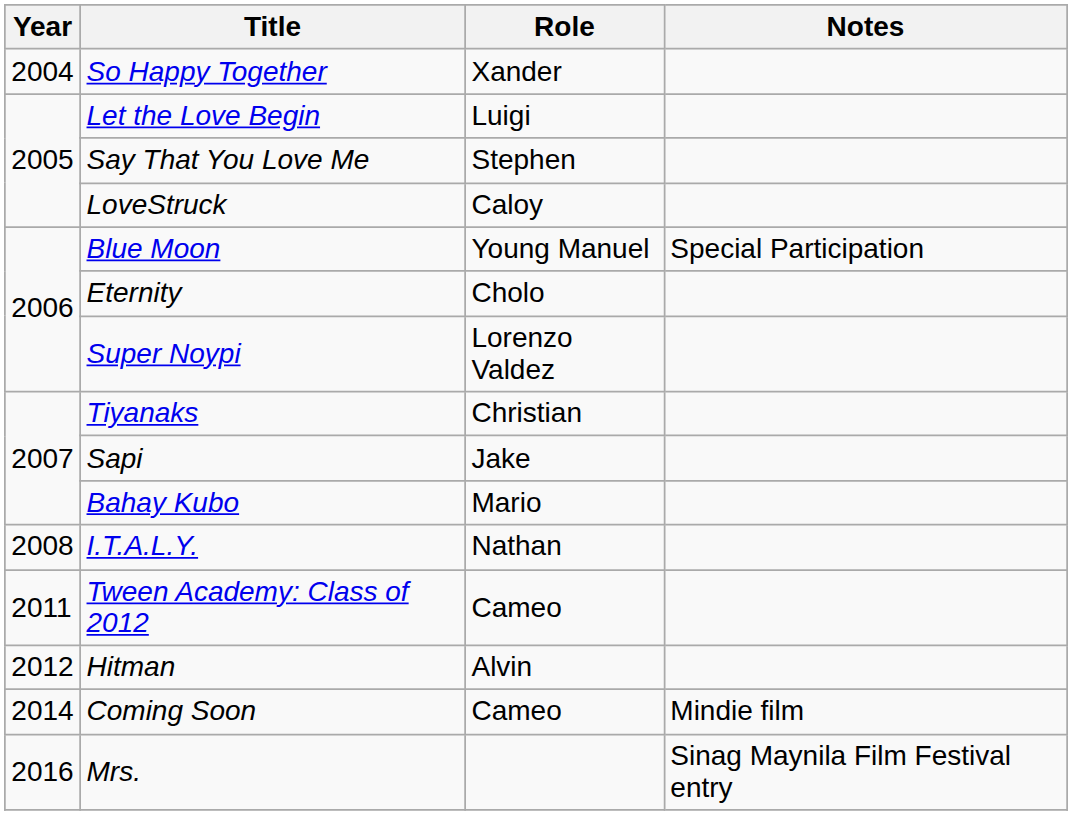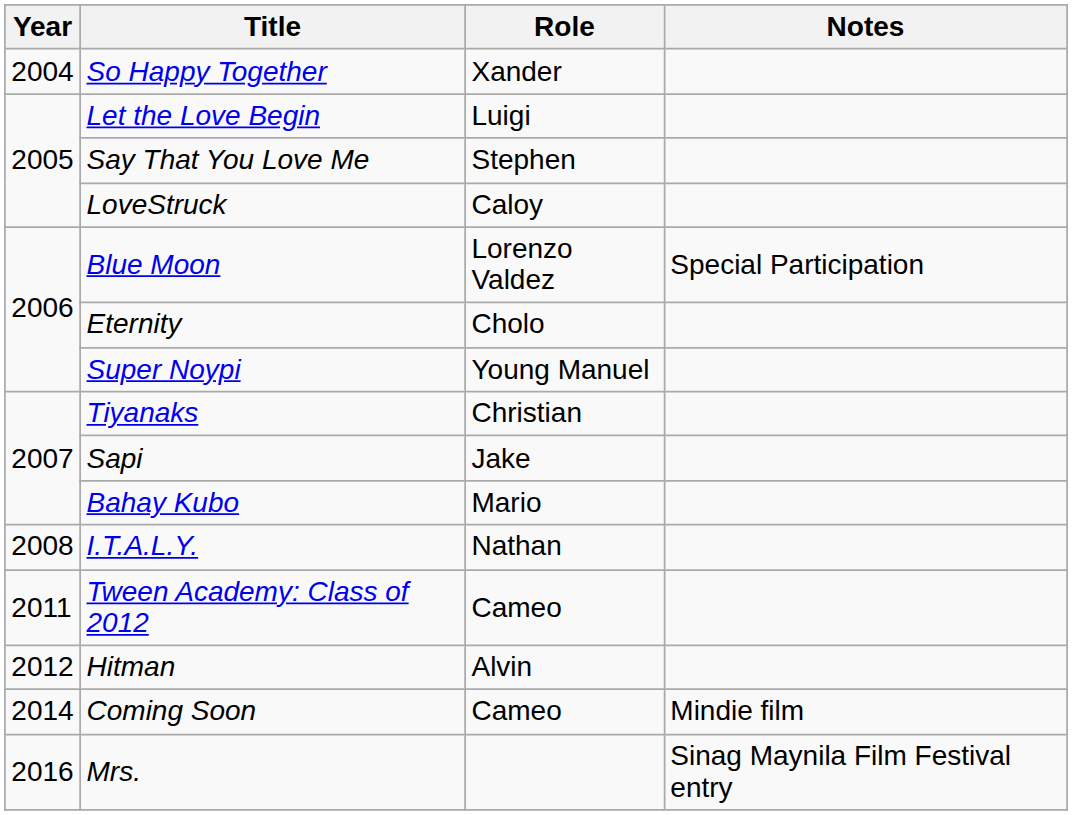(560, 248) Young Manuel -> (522, 264) Lorenzo Valdez
(522, 353) Lorenzo Valdez -> (560, 369) Young Manuel
